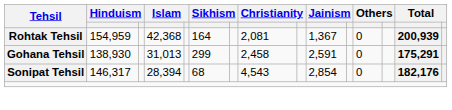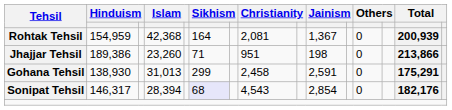+ row: (46, 54)
(198, 72) no background -> (198, 90) lavender background
